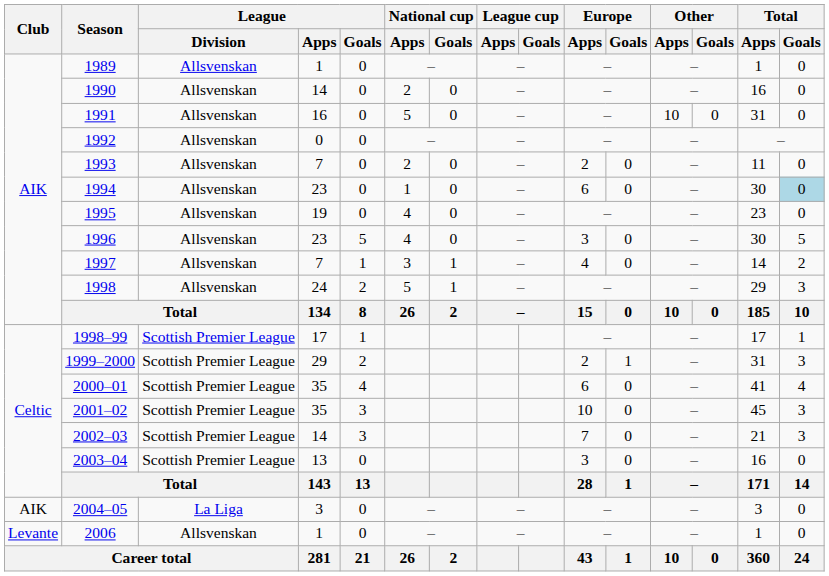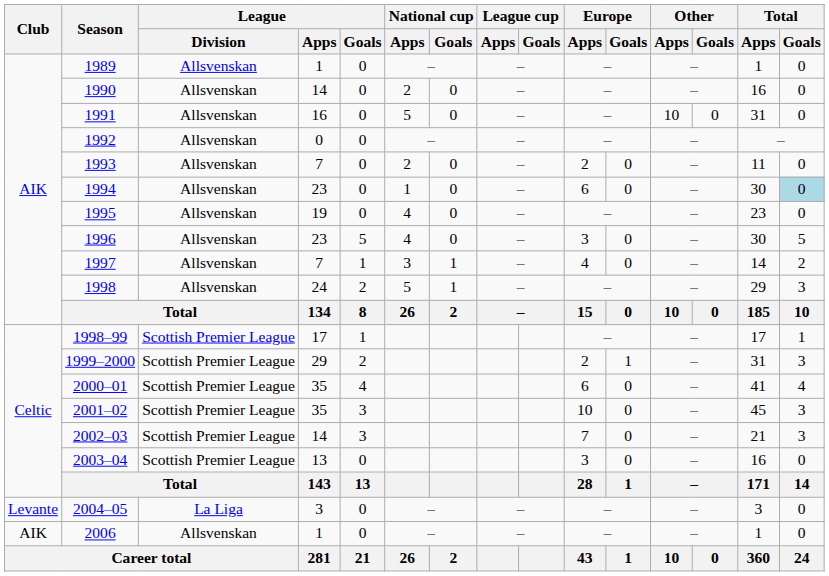(33, 509) AIK -> (33, 509) Levante
(33, 533) Levante -> (33, 533) AIK
